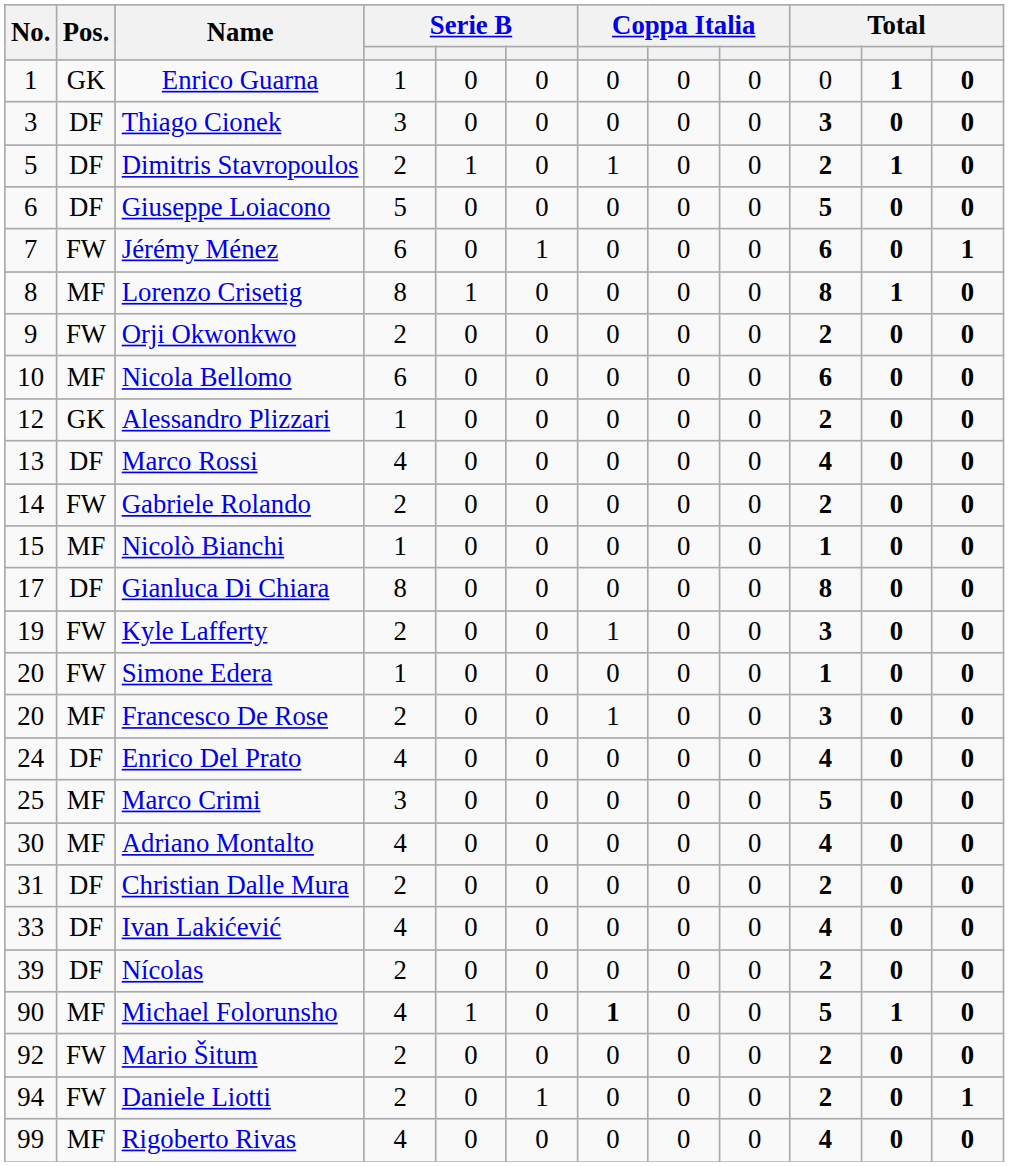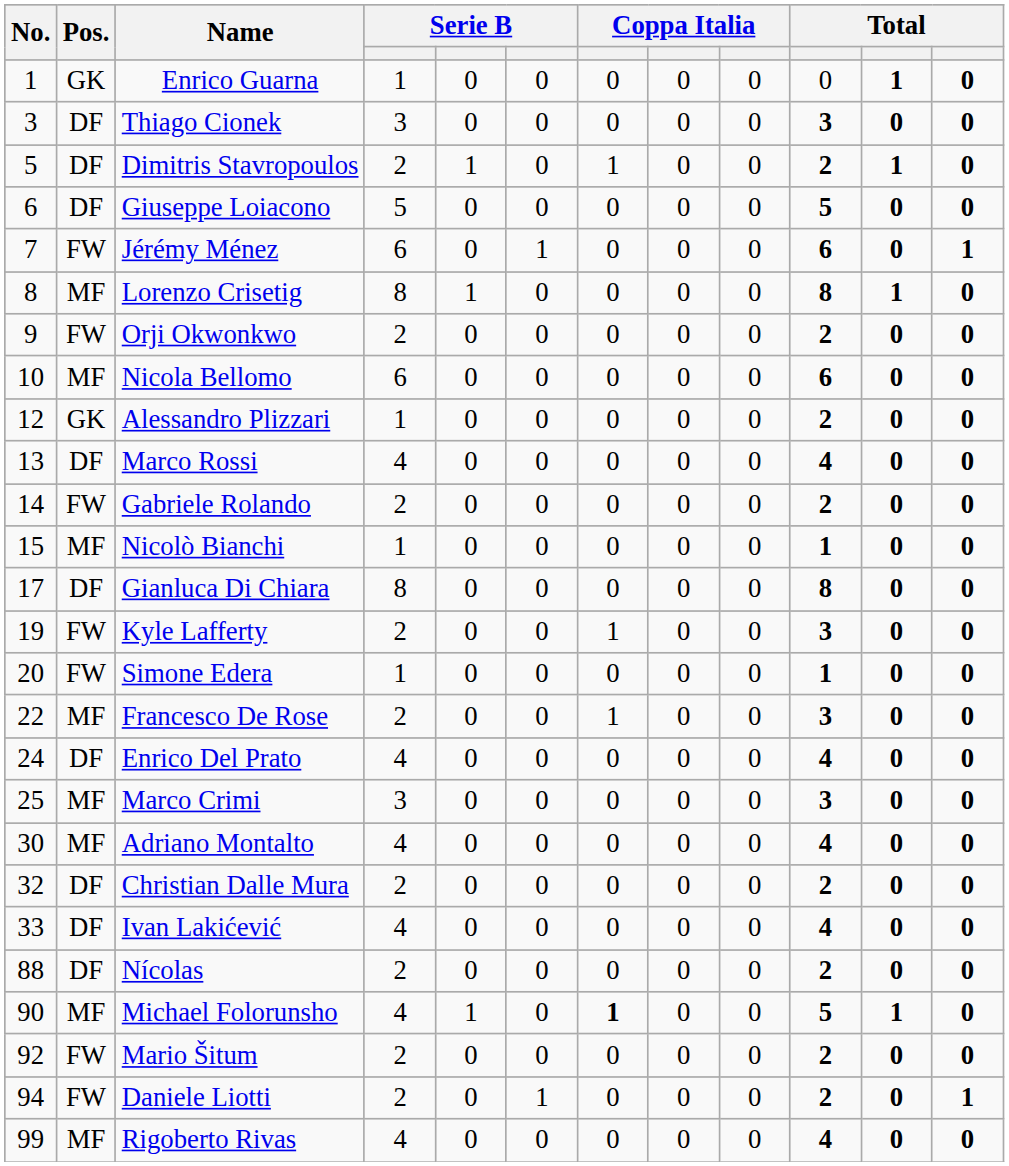(31, 716) 20 -> (31, 716) 22
(826, 800) 5 -> (826, 800) 3
(31, 885) 31 -> (31, 885) 32
(31, 970) 39 -> (31, 970) 88
